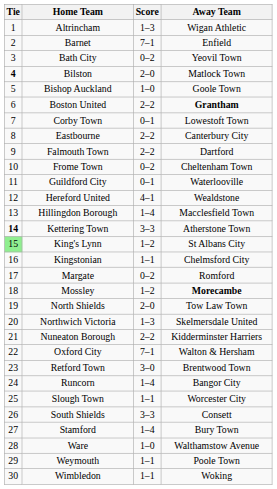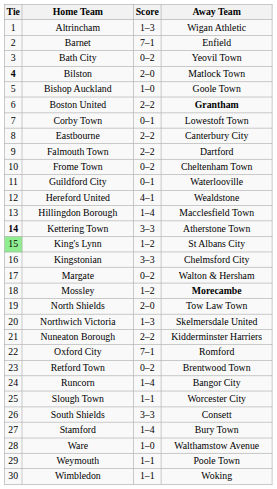(147, 259) 1–1 -> (147, 259) 3–3
(217, 275) Romford -> (217, 275) Walton & Hersham
(217, 352) Walton & Hersham -> (217, 352) Romford
(147, 368) 3–0 -> (147, 368) 0–2
